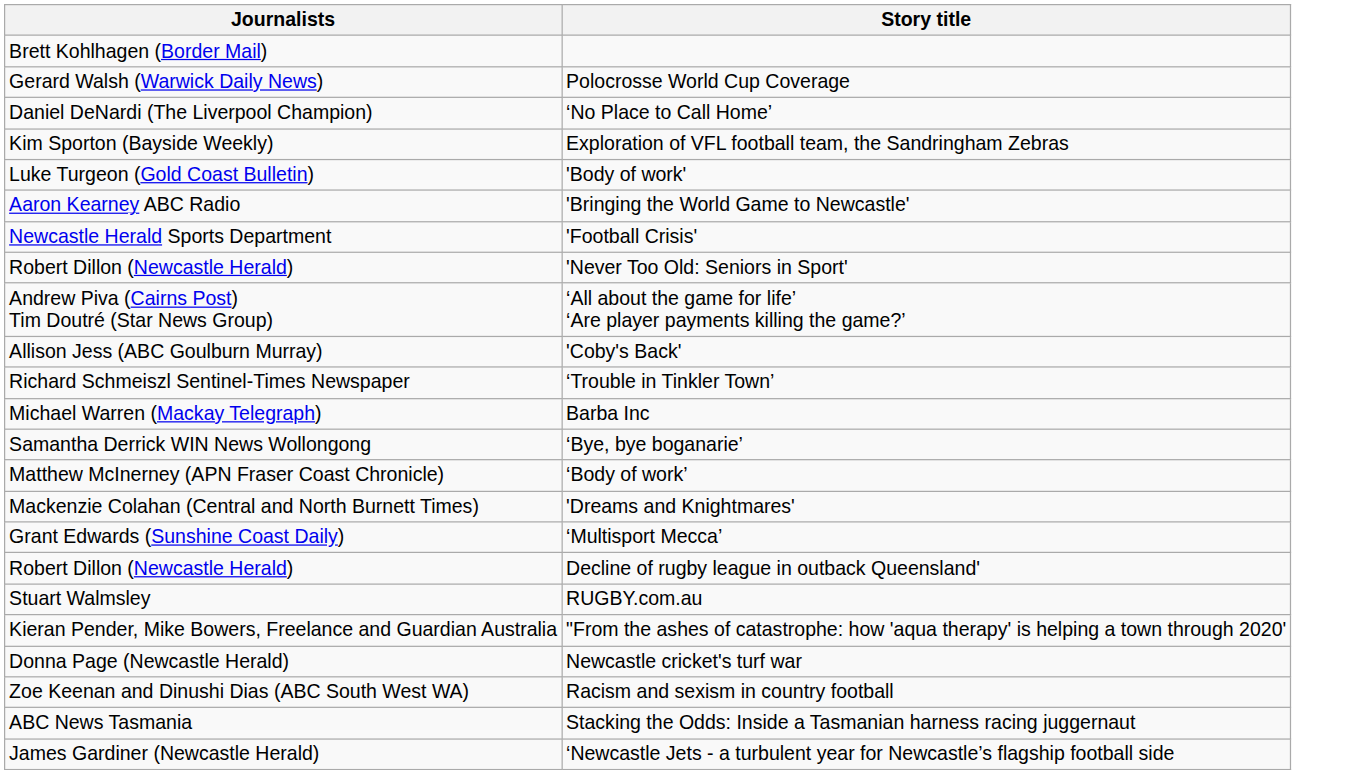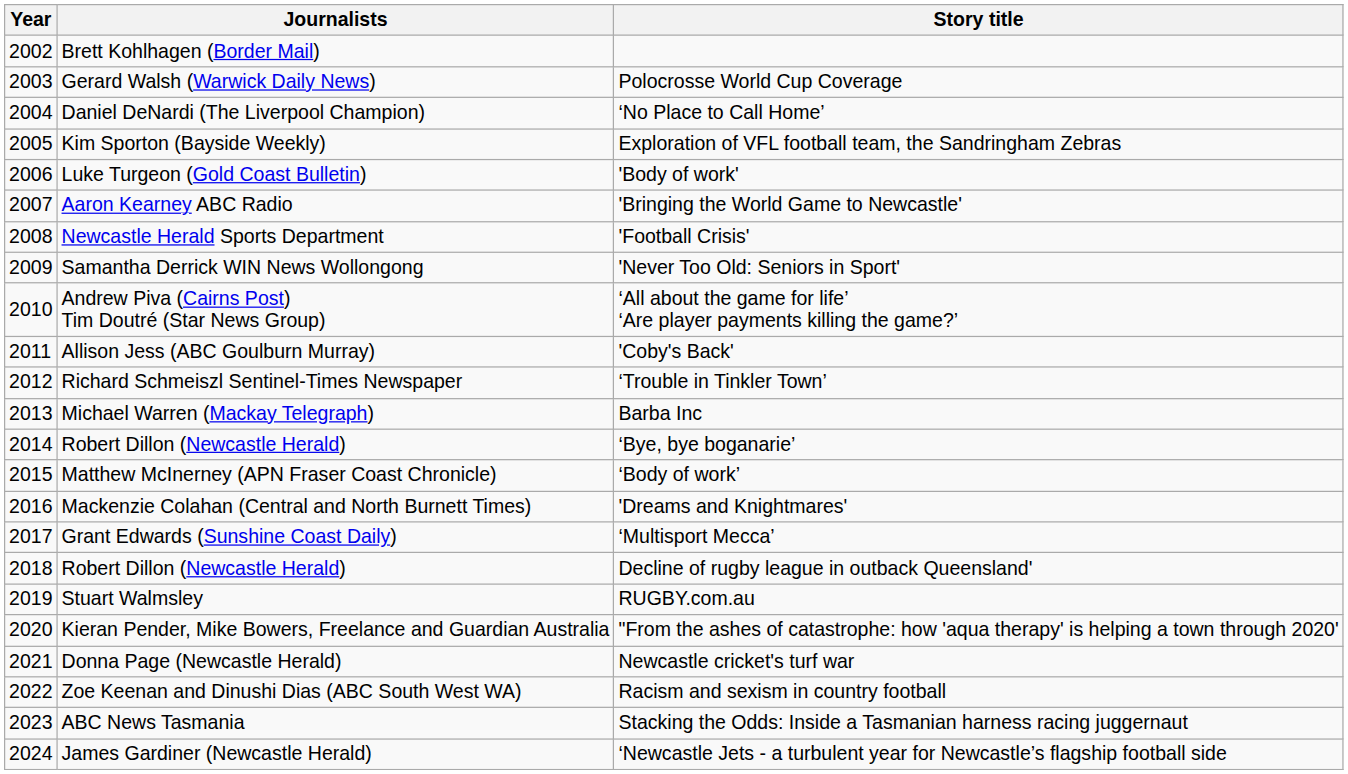+ column: (31, 19)
(151, 267) Robert Dillon (Newcastle Herald) -> (243, 267) Samantha Derrick WIN News Wollongong
(190, 444) Samantha Derrick WIN News Wollongong -> (204, 444) Robert Dillon (Newcastle Herald)
